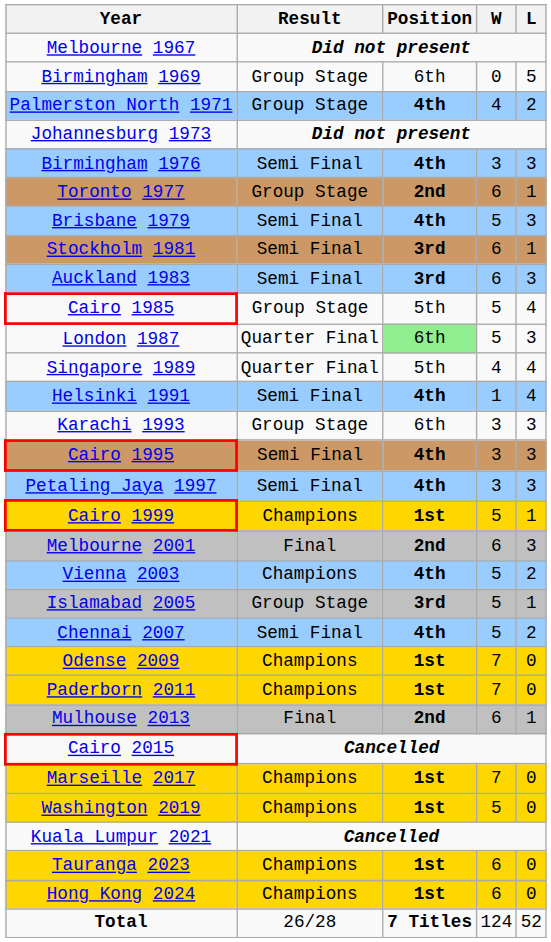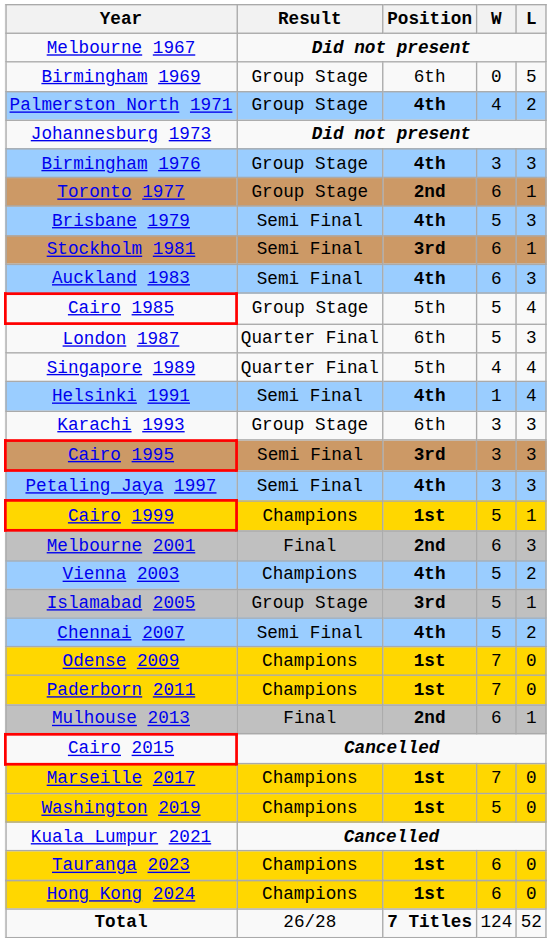(310, 163) Semi Final -> (310, 163) Group Stage
(430, 279) 3rd -> (430, 279) 4th
(430, 338) lightgreen background -> (430, 338) no background
(430, 455) 4th -> (430, 455) 3rd
